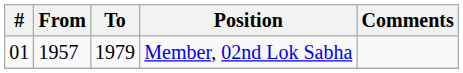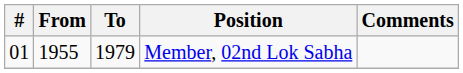(58, 52) 1957 -> (58, 52) 1955
